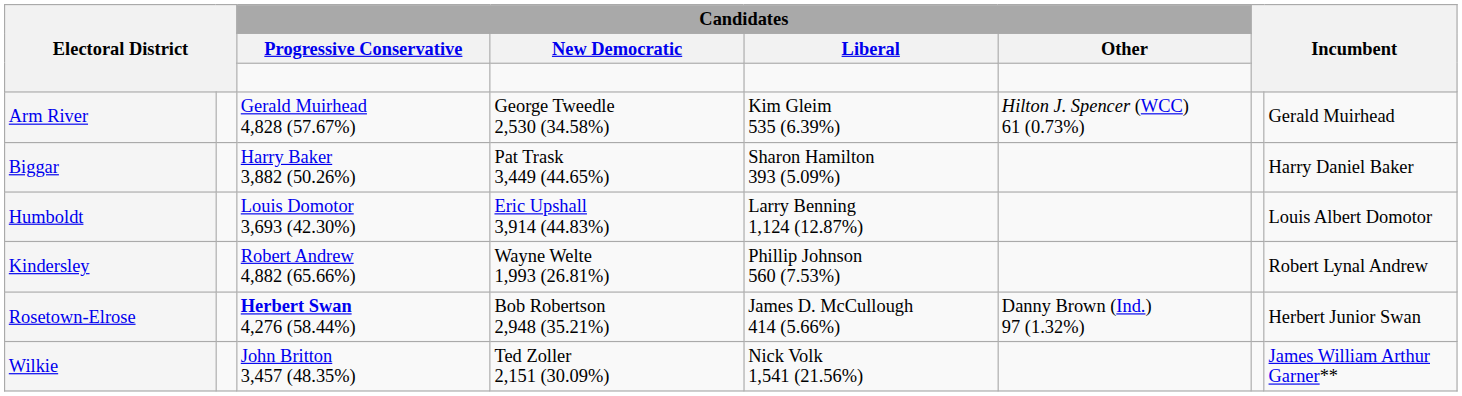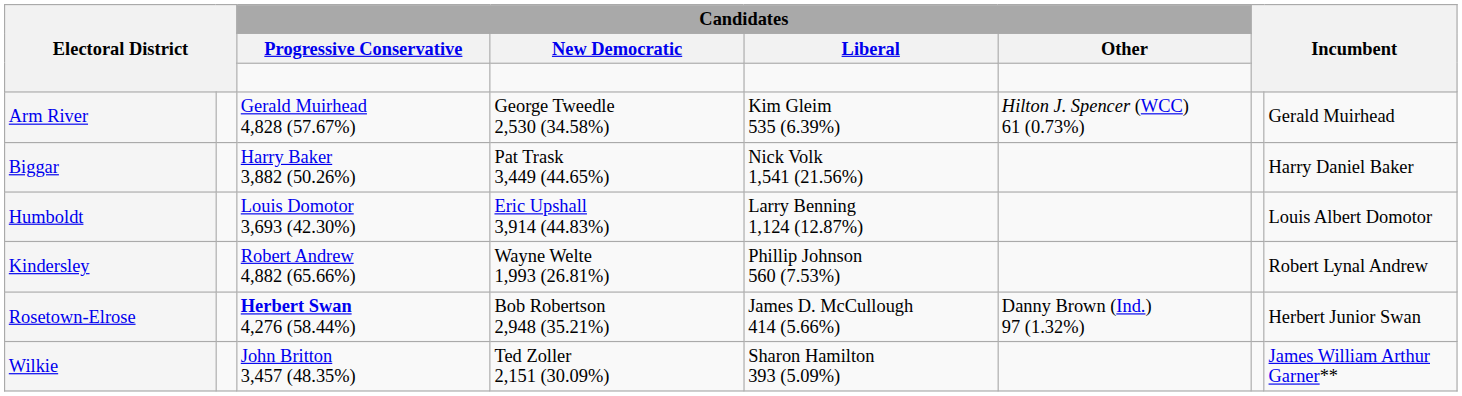(811, 166) Sharon Hamilton 393 (5.09%) -> (806, 166) Nick Volk 1,541 (21.56%)
(806, 366) Nick Volk 1,541 (21.56%) -> (811, 366) Sharon Hamilton 393 (5.09%)
